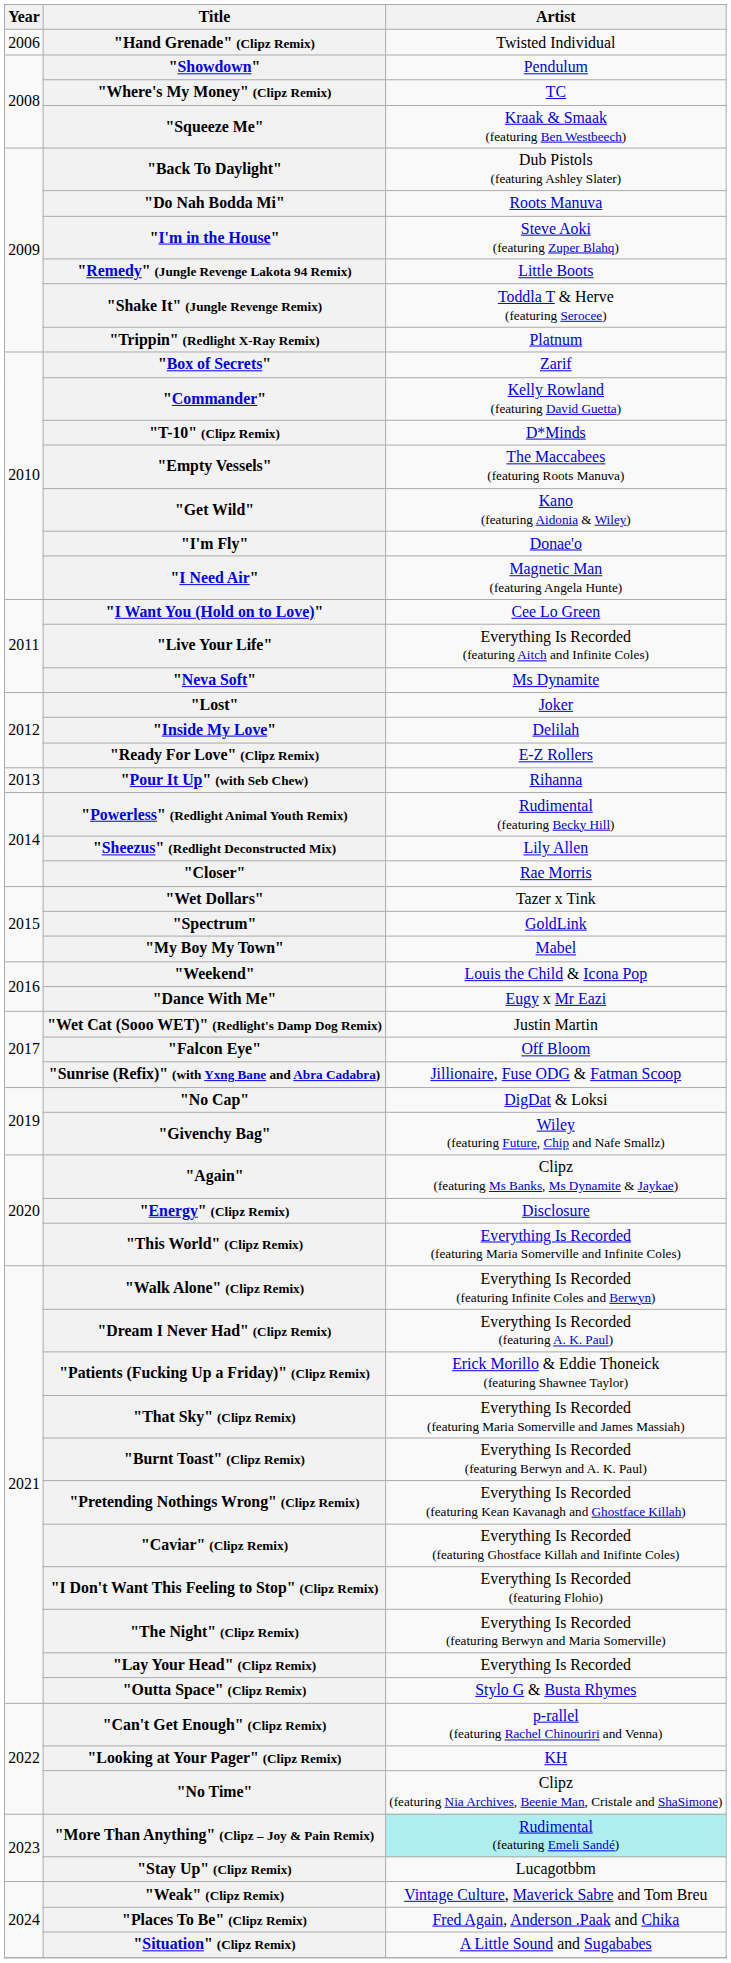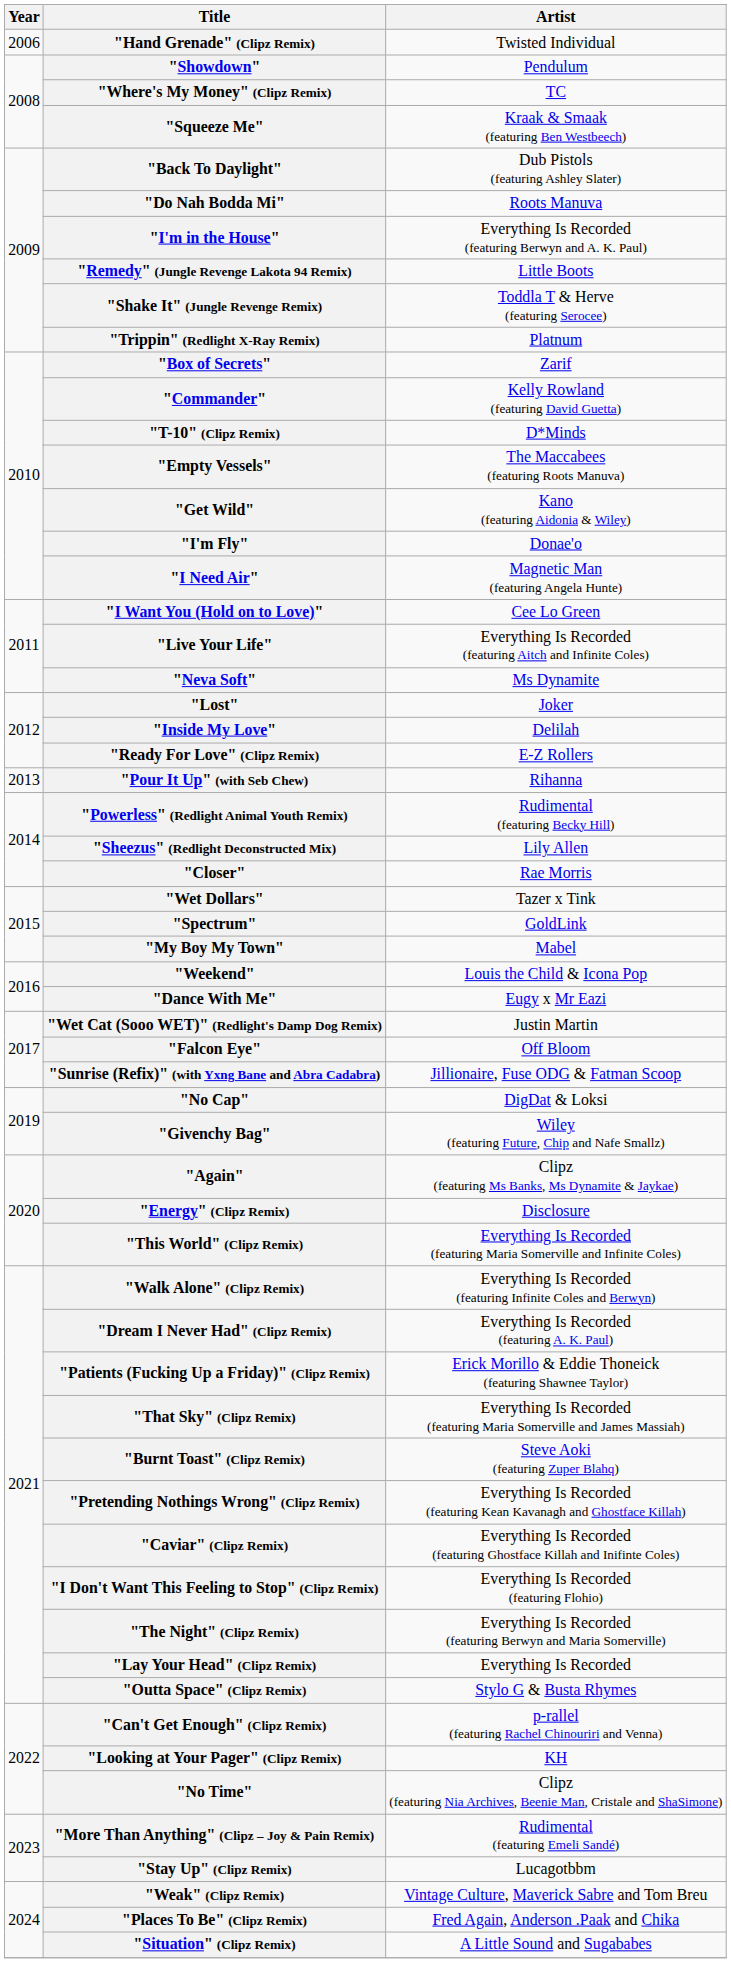(556, 237) Steve Aoki (featuring Zuper Blahq) -> (556, 237) Everything Is Recorded (featuring Berwyn and A. K. Paul)
(556, 1459) Everything Is Recorded (featuring Berwyn and A. K. Paul) -> (556, 1459) Steve Aoki (featuring Zuper Blahq)
(556, 1835) paleturquoise background -> (556, 1835) no background
